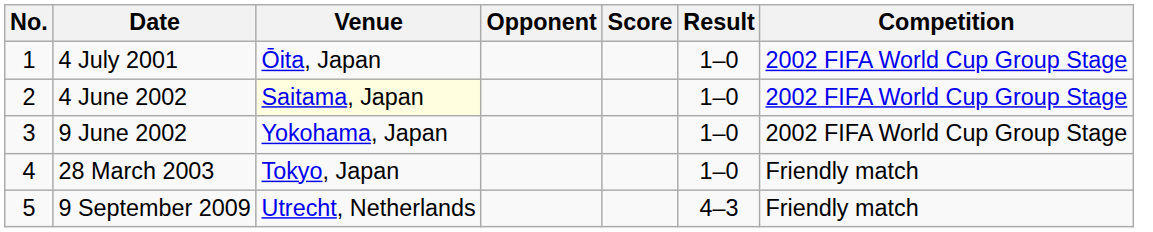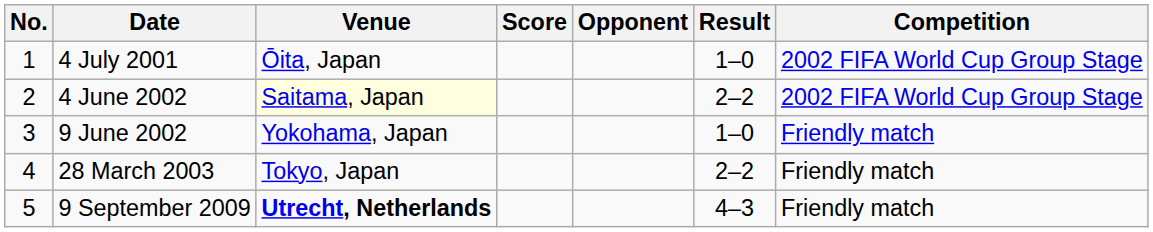columns swapped: (542, 23) <-> (640, 23)
(719, 97) 1–0 -> (734, 97) 2–2
(946, 134) 2002 FIFA World Cup Group Stage -> (858, 134) Friendly match
(719, 171) 1–0 -> (734, 171) 2–2
(369, 208) normal -> (376, 208) bold
